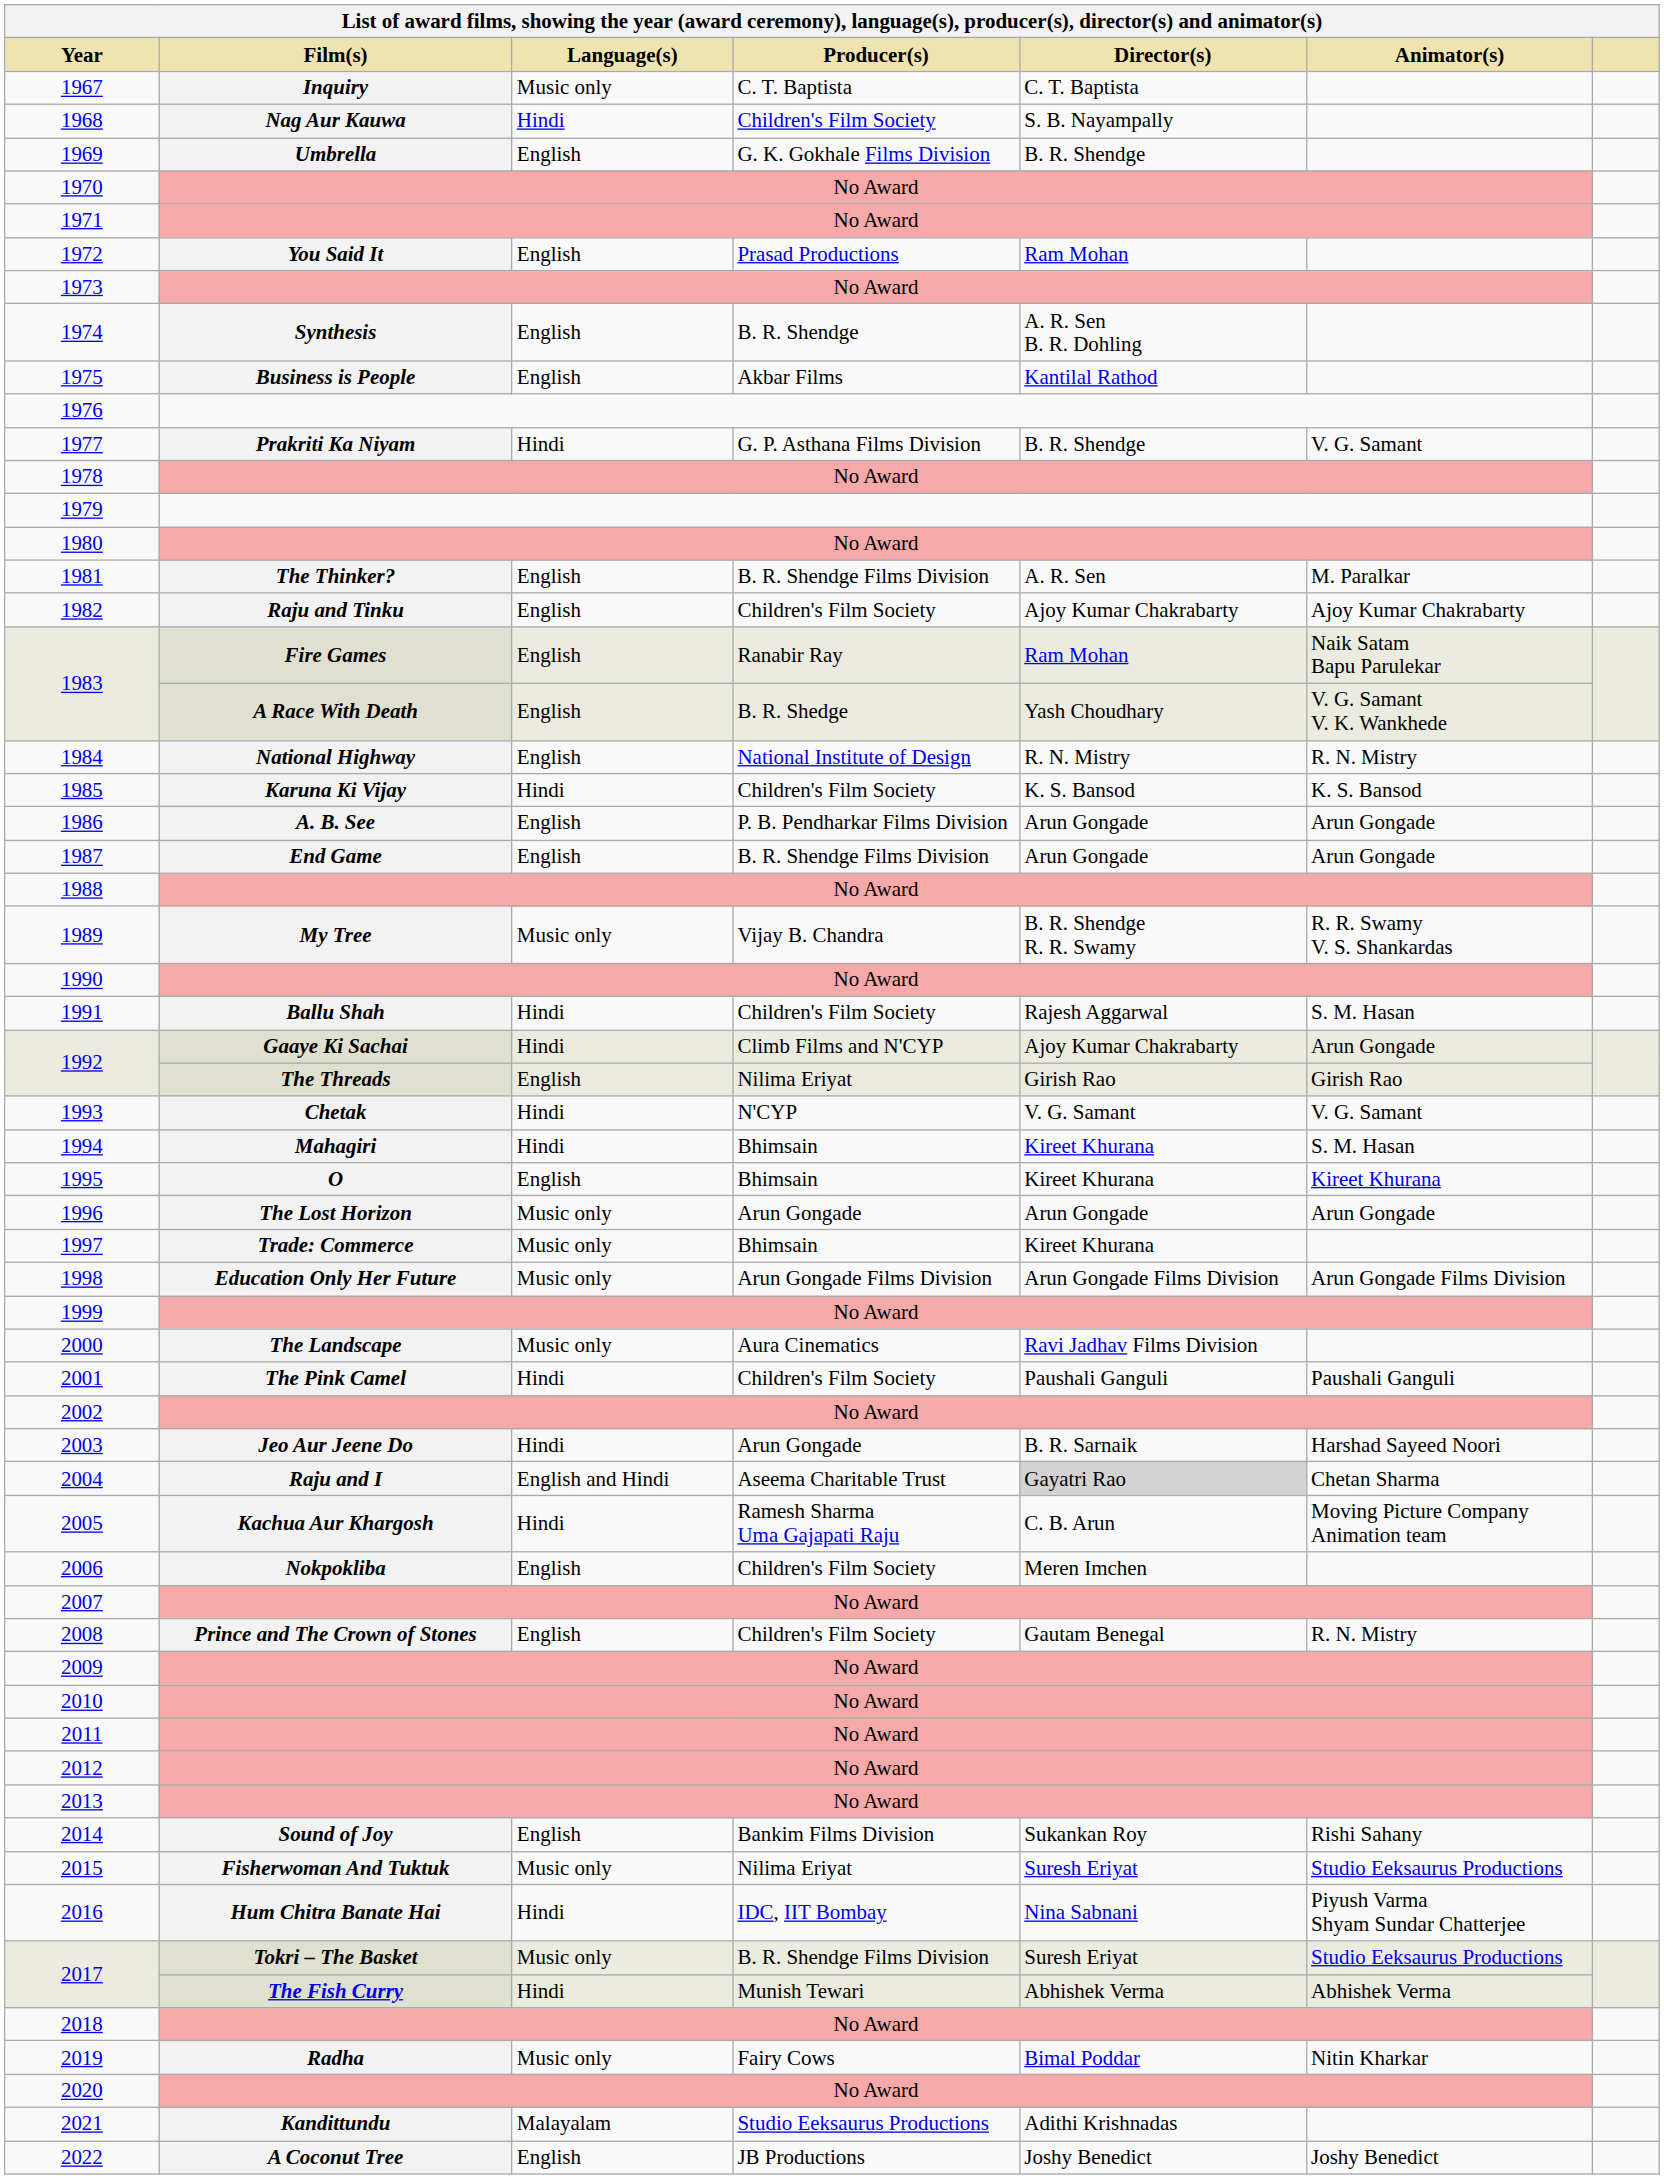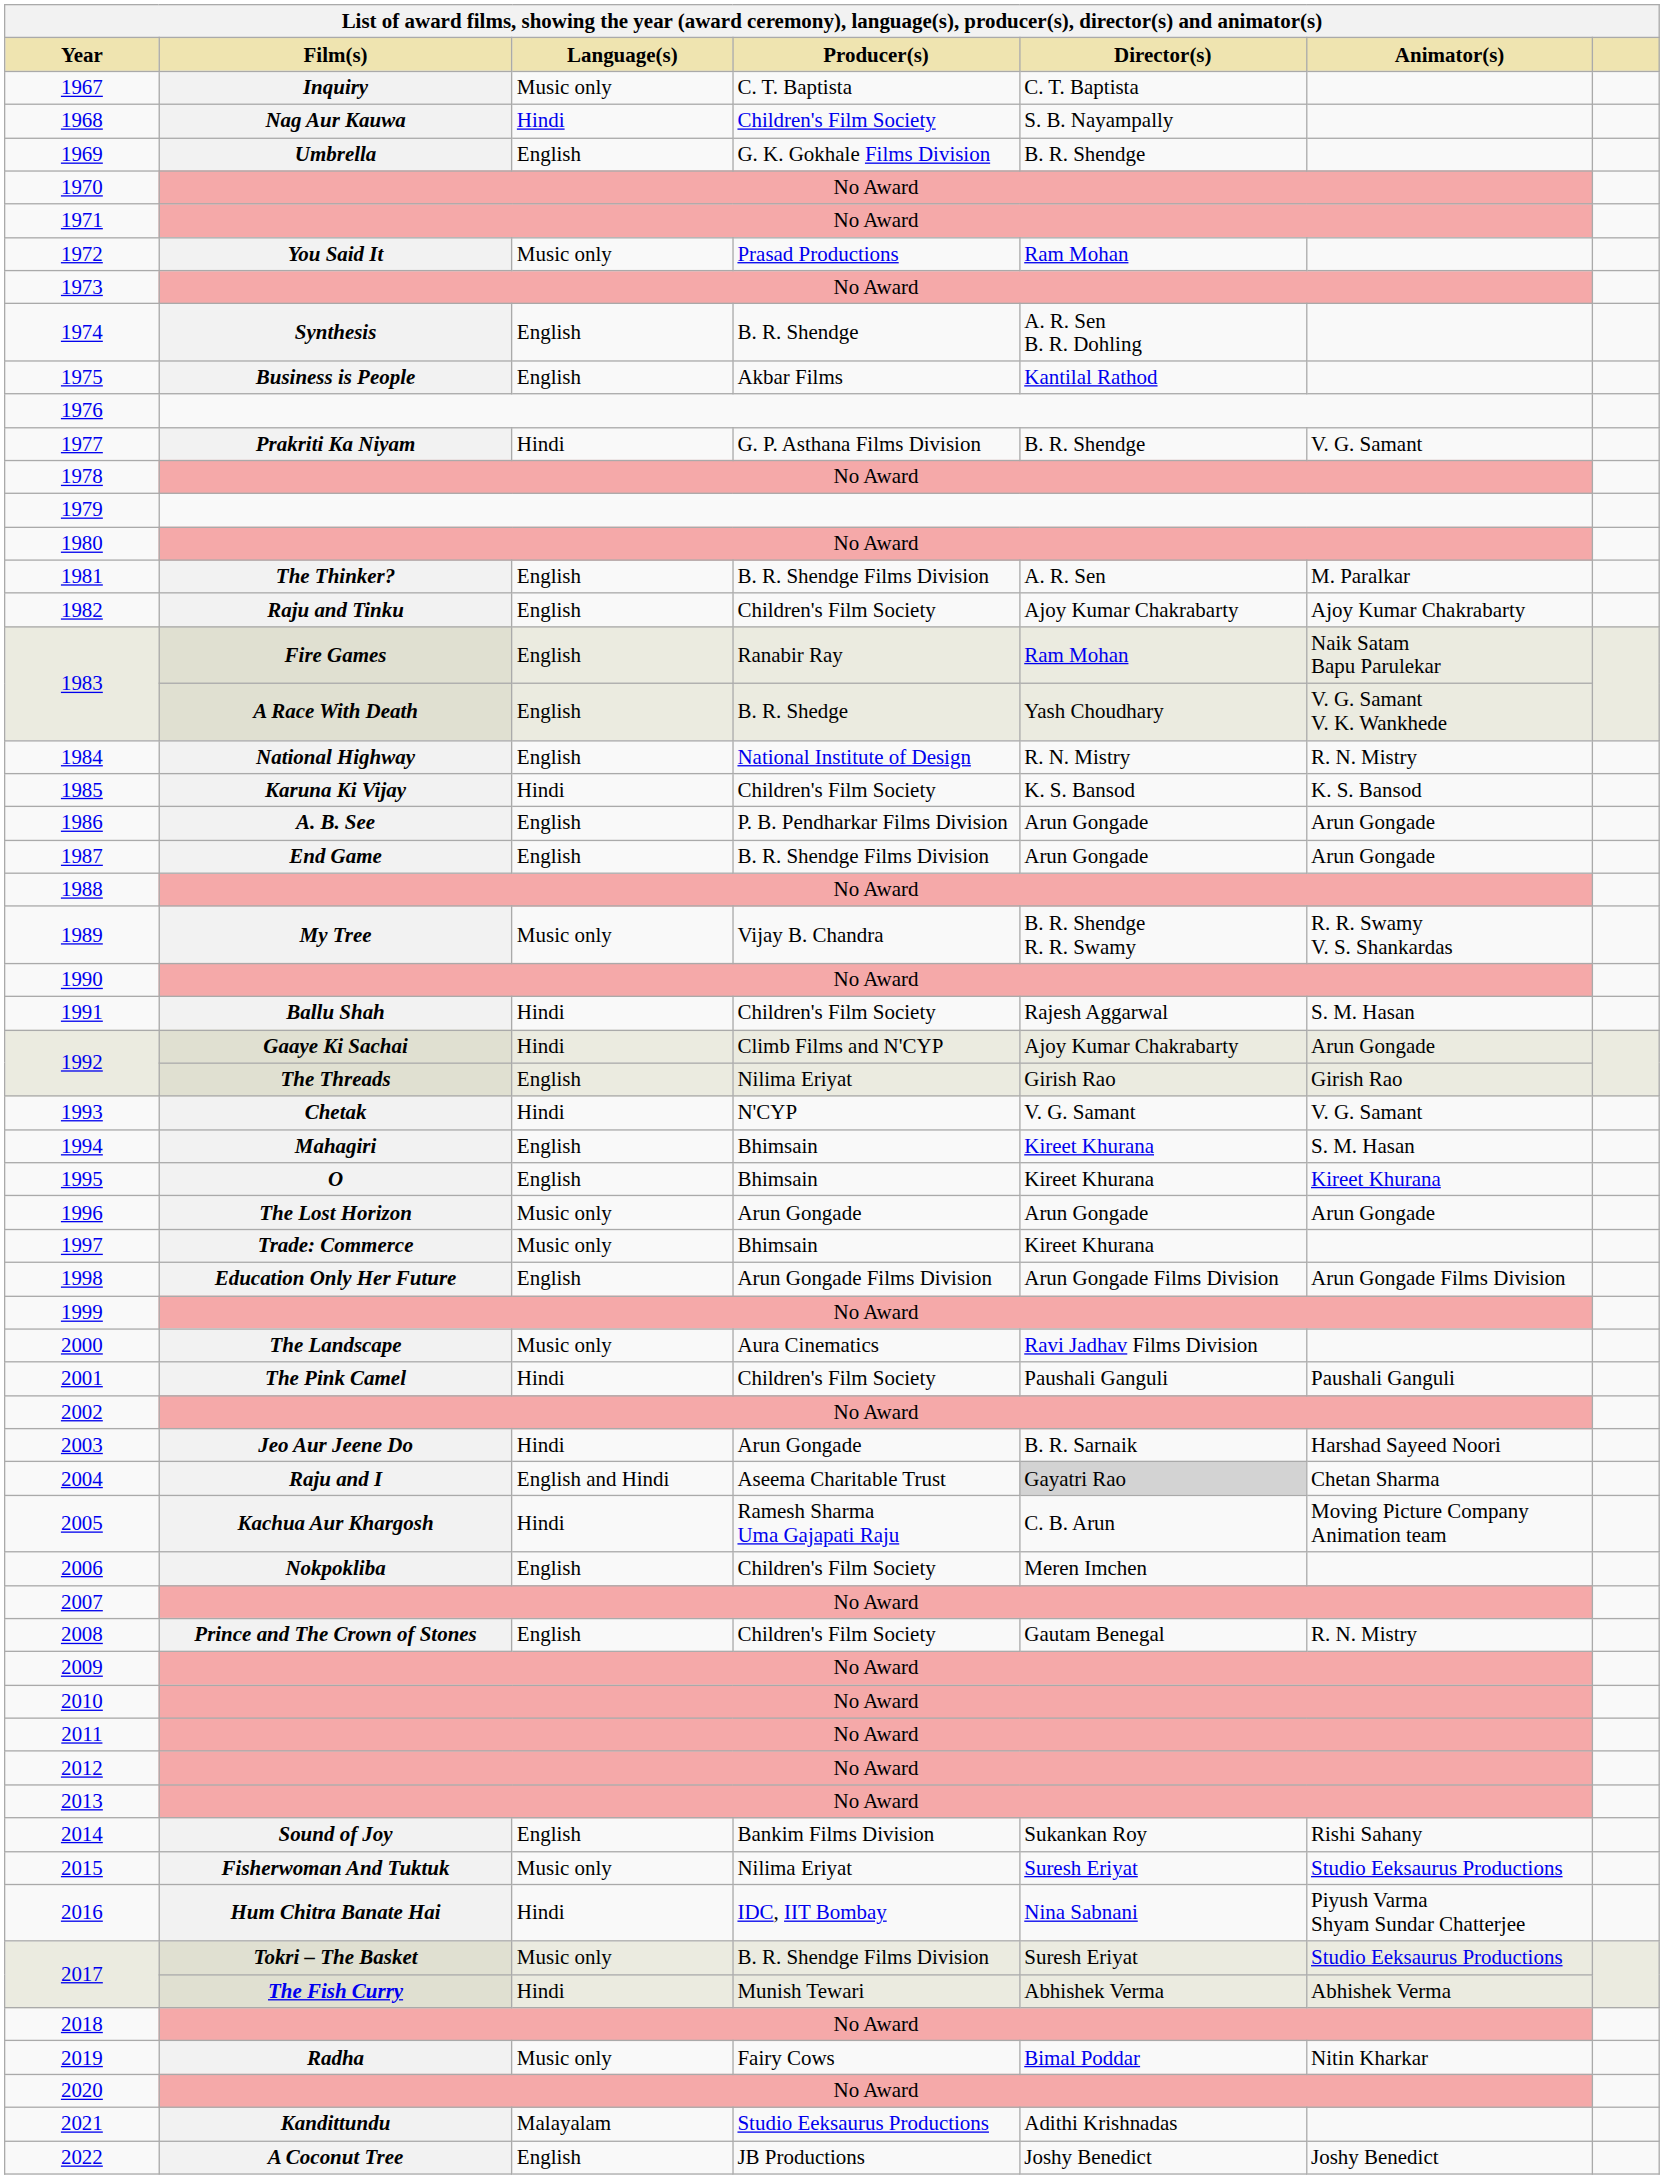(549, 253) English -> (564, 253) Music only
(541, 1145) Hindi -> (549, 1145) English
(564, 1278) Music only -> (549, 1278) English
